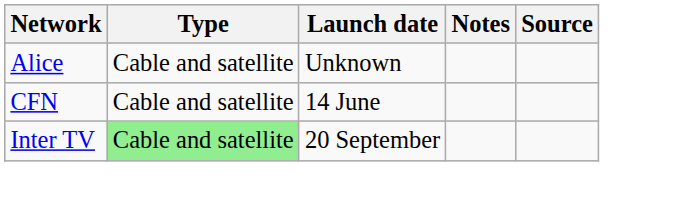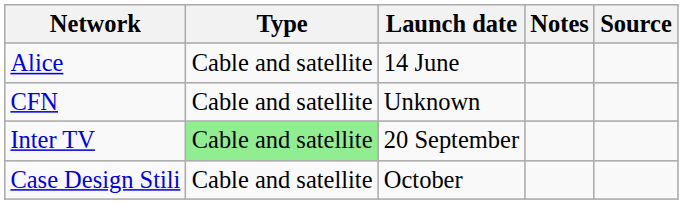(353, 62) Unknown -> (422, 62) 14 June
(343, 101) 14 June -> (432, 101) Unknown
+ row: (95, 179)
